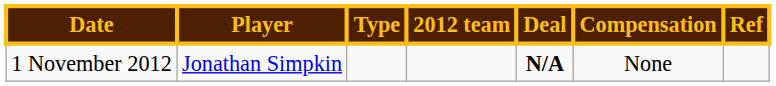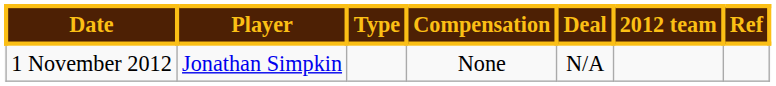columns swapped: (462, 24) <-> (648, 24)
(545, 62) bold -> (585, 62) normal
